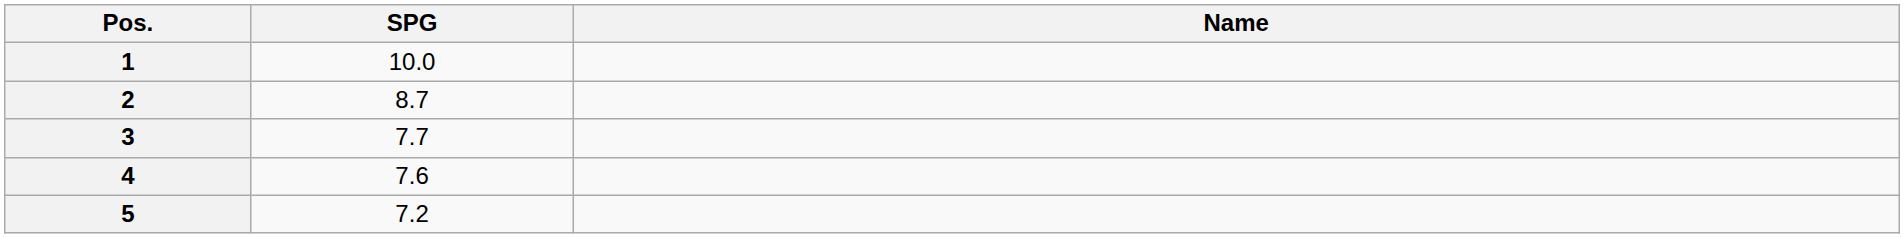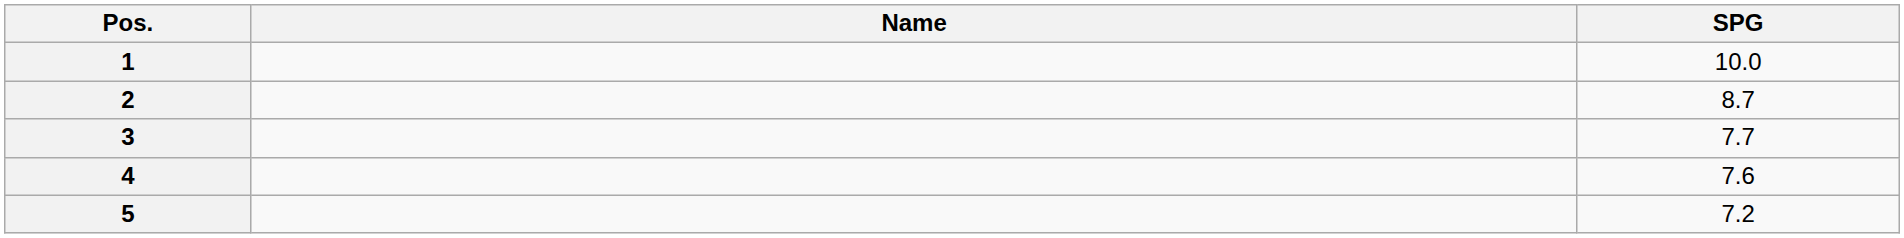columns swapped: (1236, 23) <-> (412, 23)
